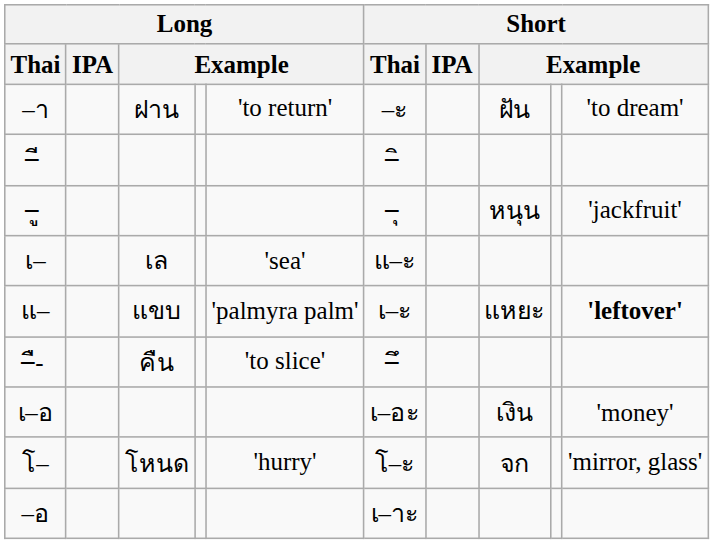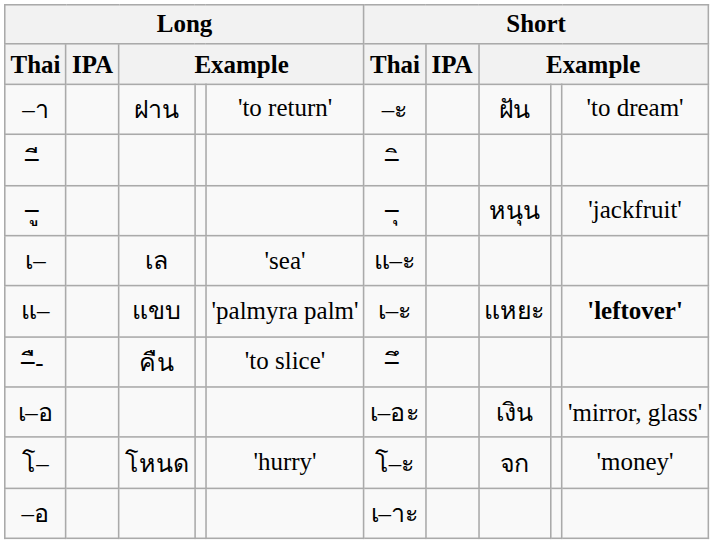(635, 411) 'money' -> (635, 411) 'mirror, glass'
(635, 462) 'mirror, glass' -> (635, 462) 'money'
